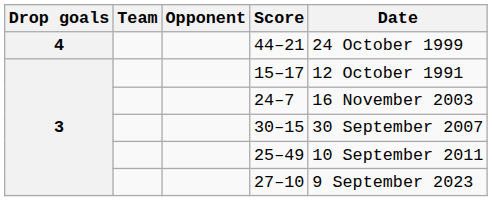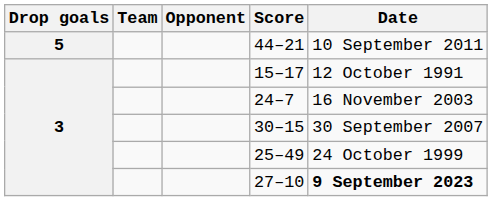(59, 46) 4 -> (59, 46) 5
(388, 46) 24 October 1999 -> (398, 46) 10 September 2011
(398, 155) 10 September 2011 -> (388, 155) 24 October 1999
(393, 182) normal -> (393, 182) bold
